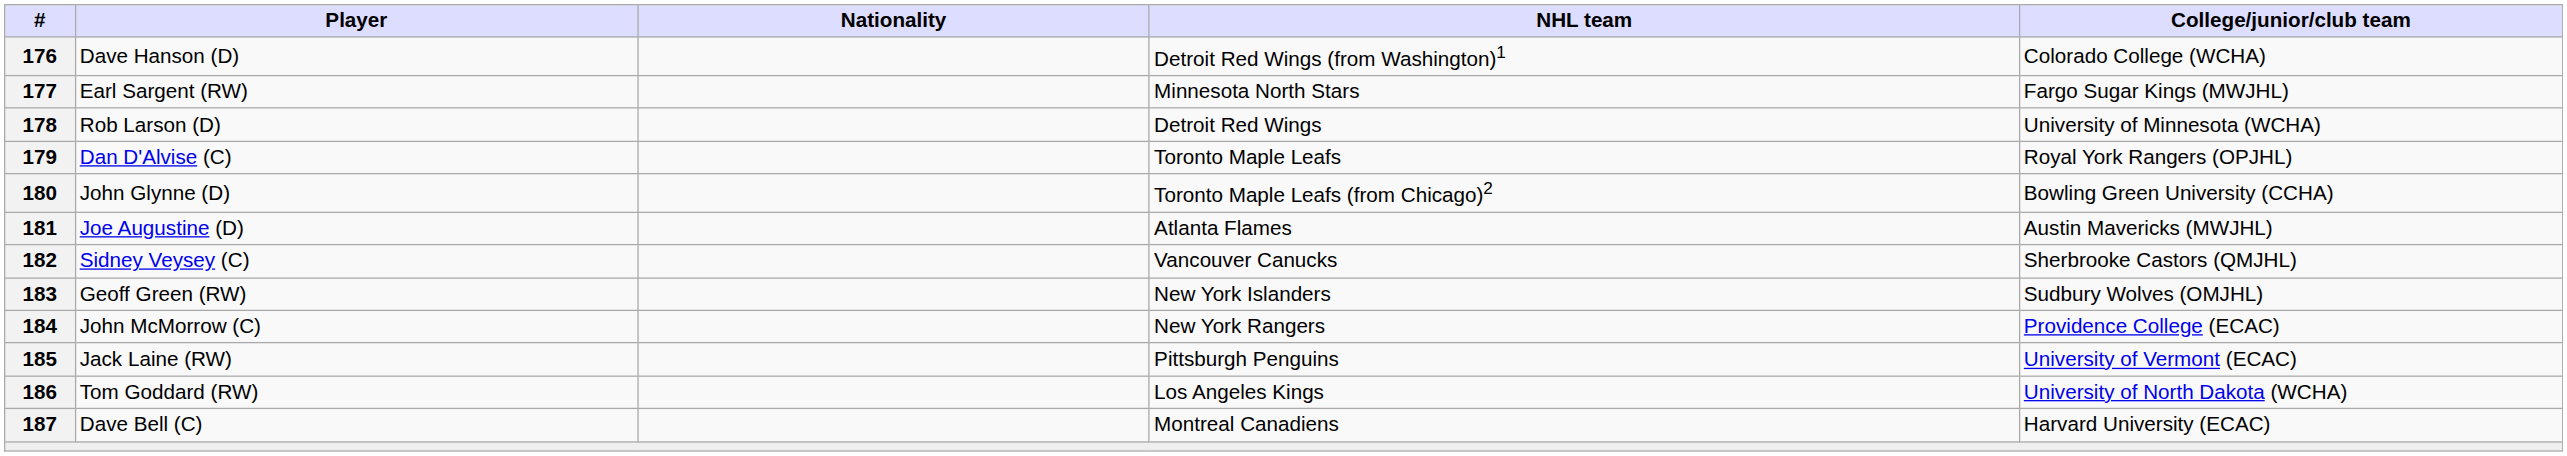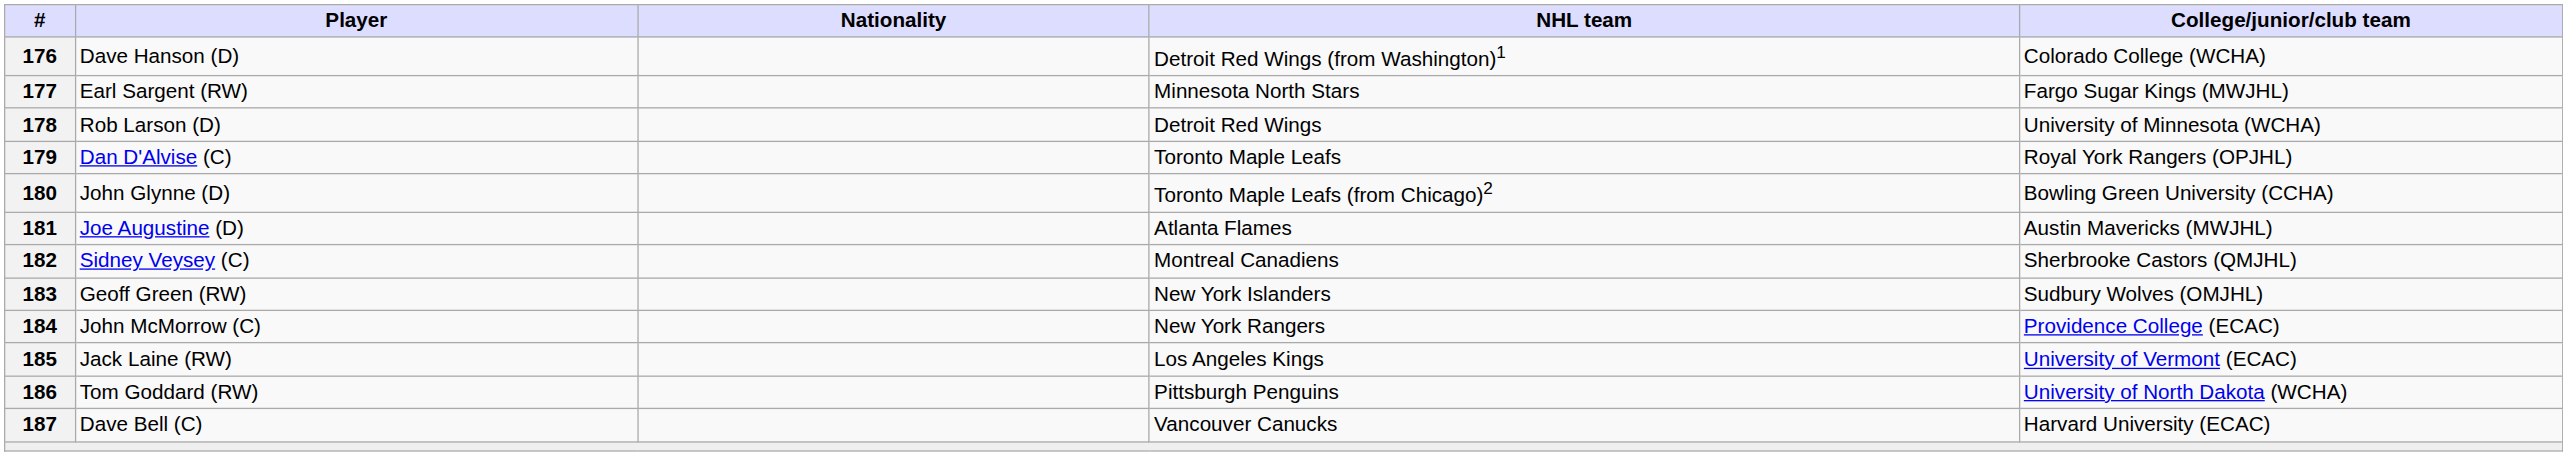(1246, 261) Vancouver Canucks -> (1246, 261) Montreal Canadiens
(1246, 359) Pittsburgh Penguins -> (1239, 359) Los Angeles Kings
(1239, 392) Los Angeles Kings -> (1246, 392) Pittsburgh Penguins
(1246, 424) Montreal Canadiens -> (1246, 424) Vancouver Canucks
